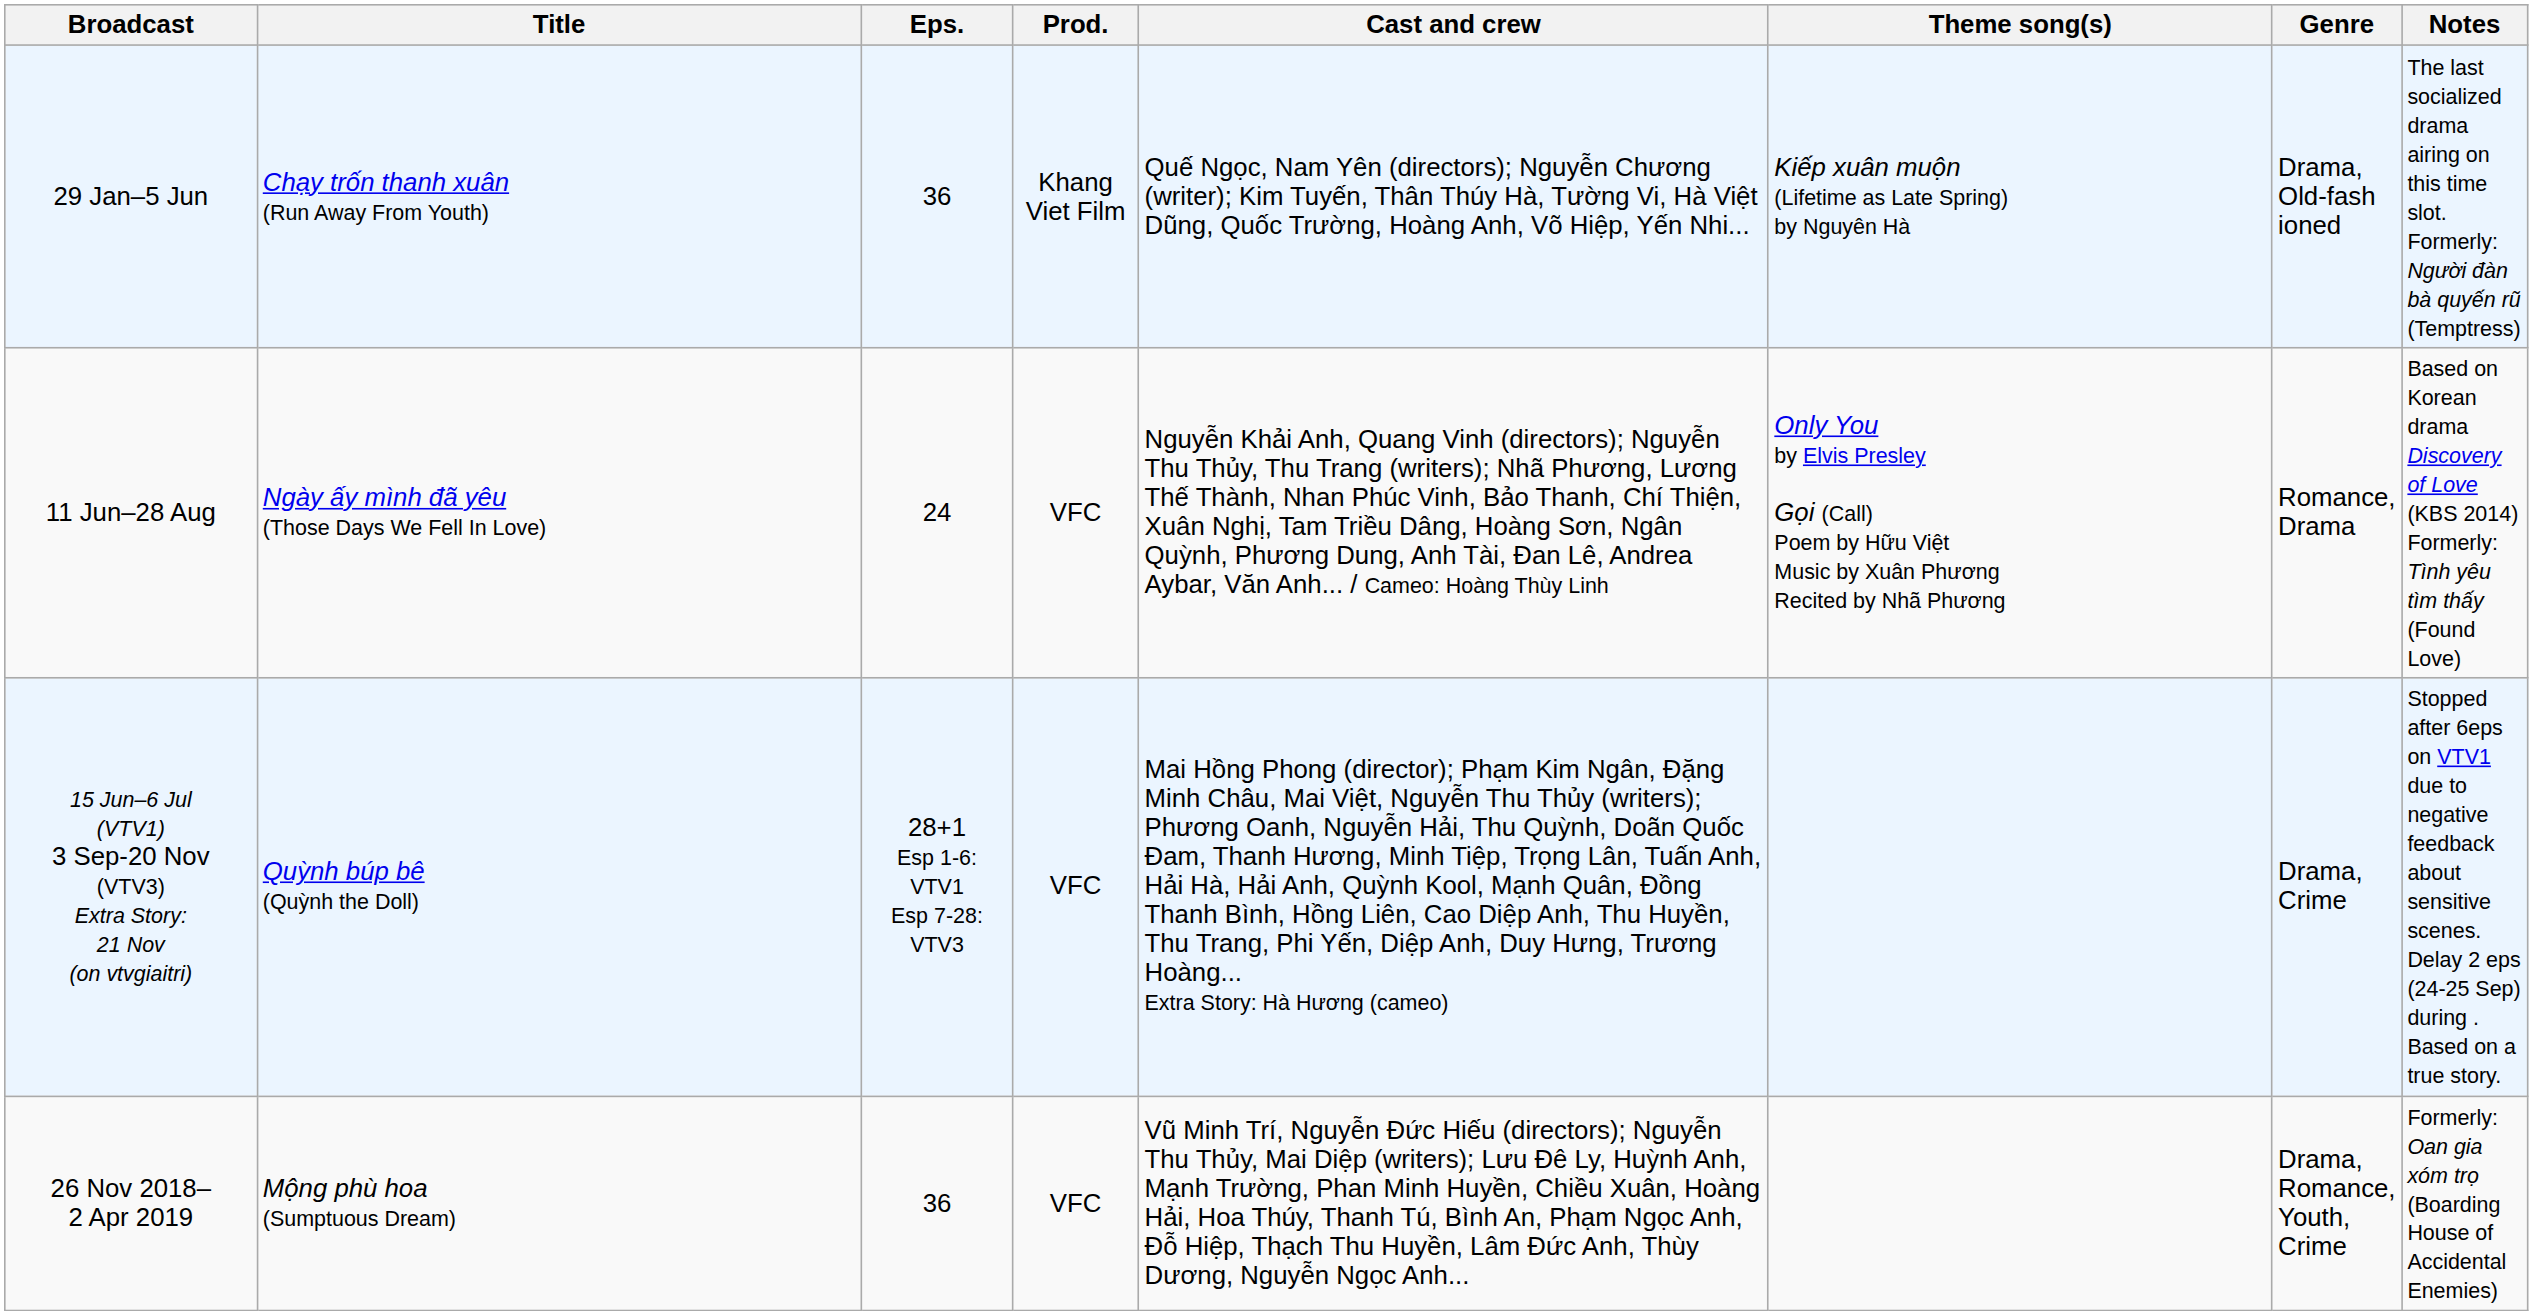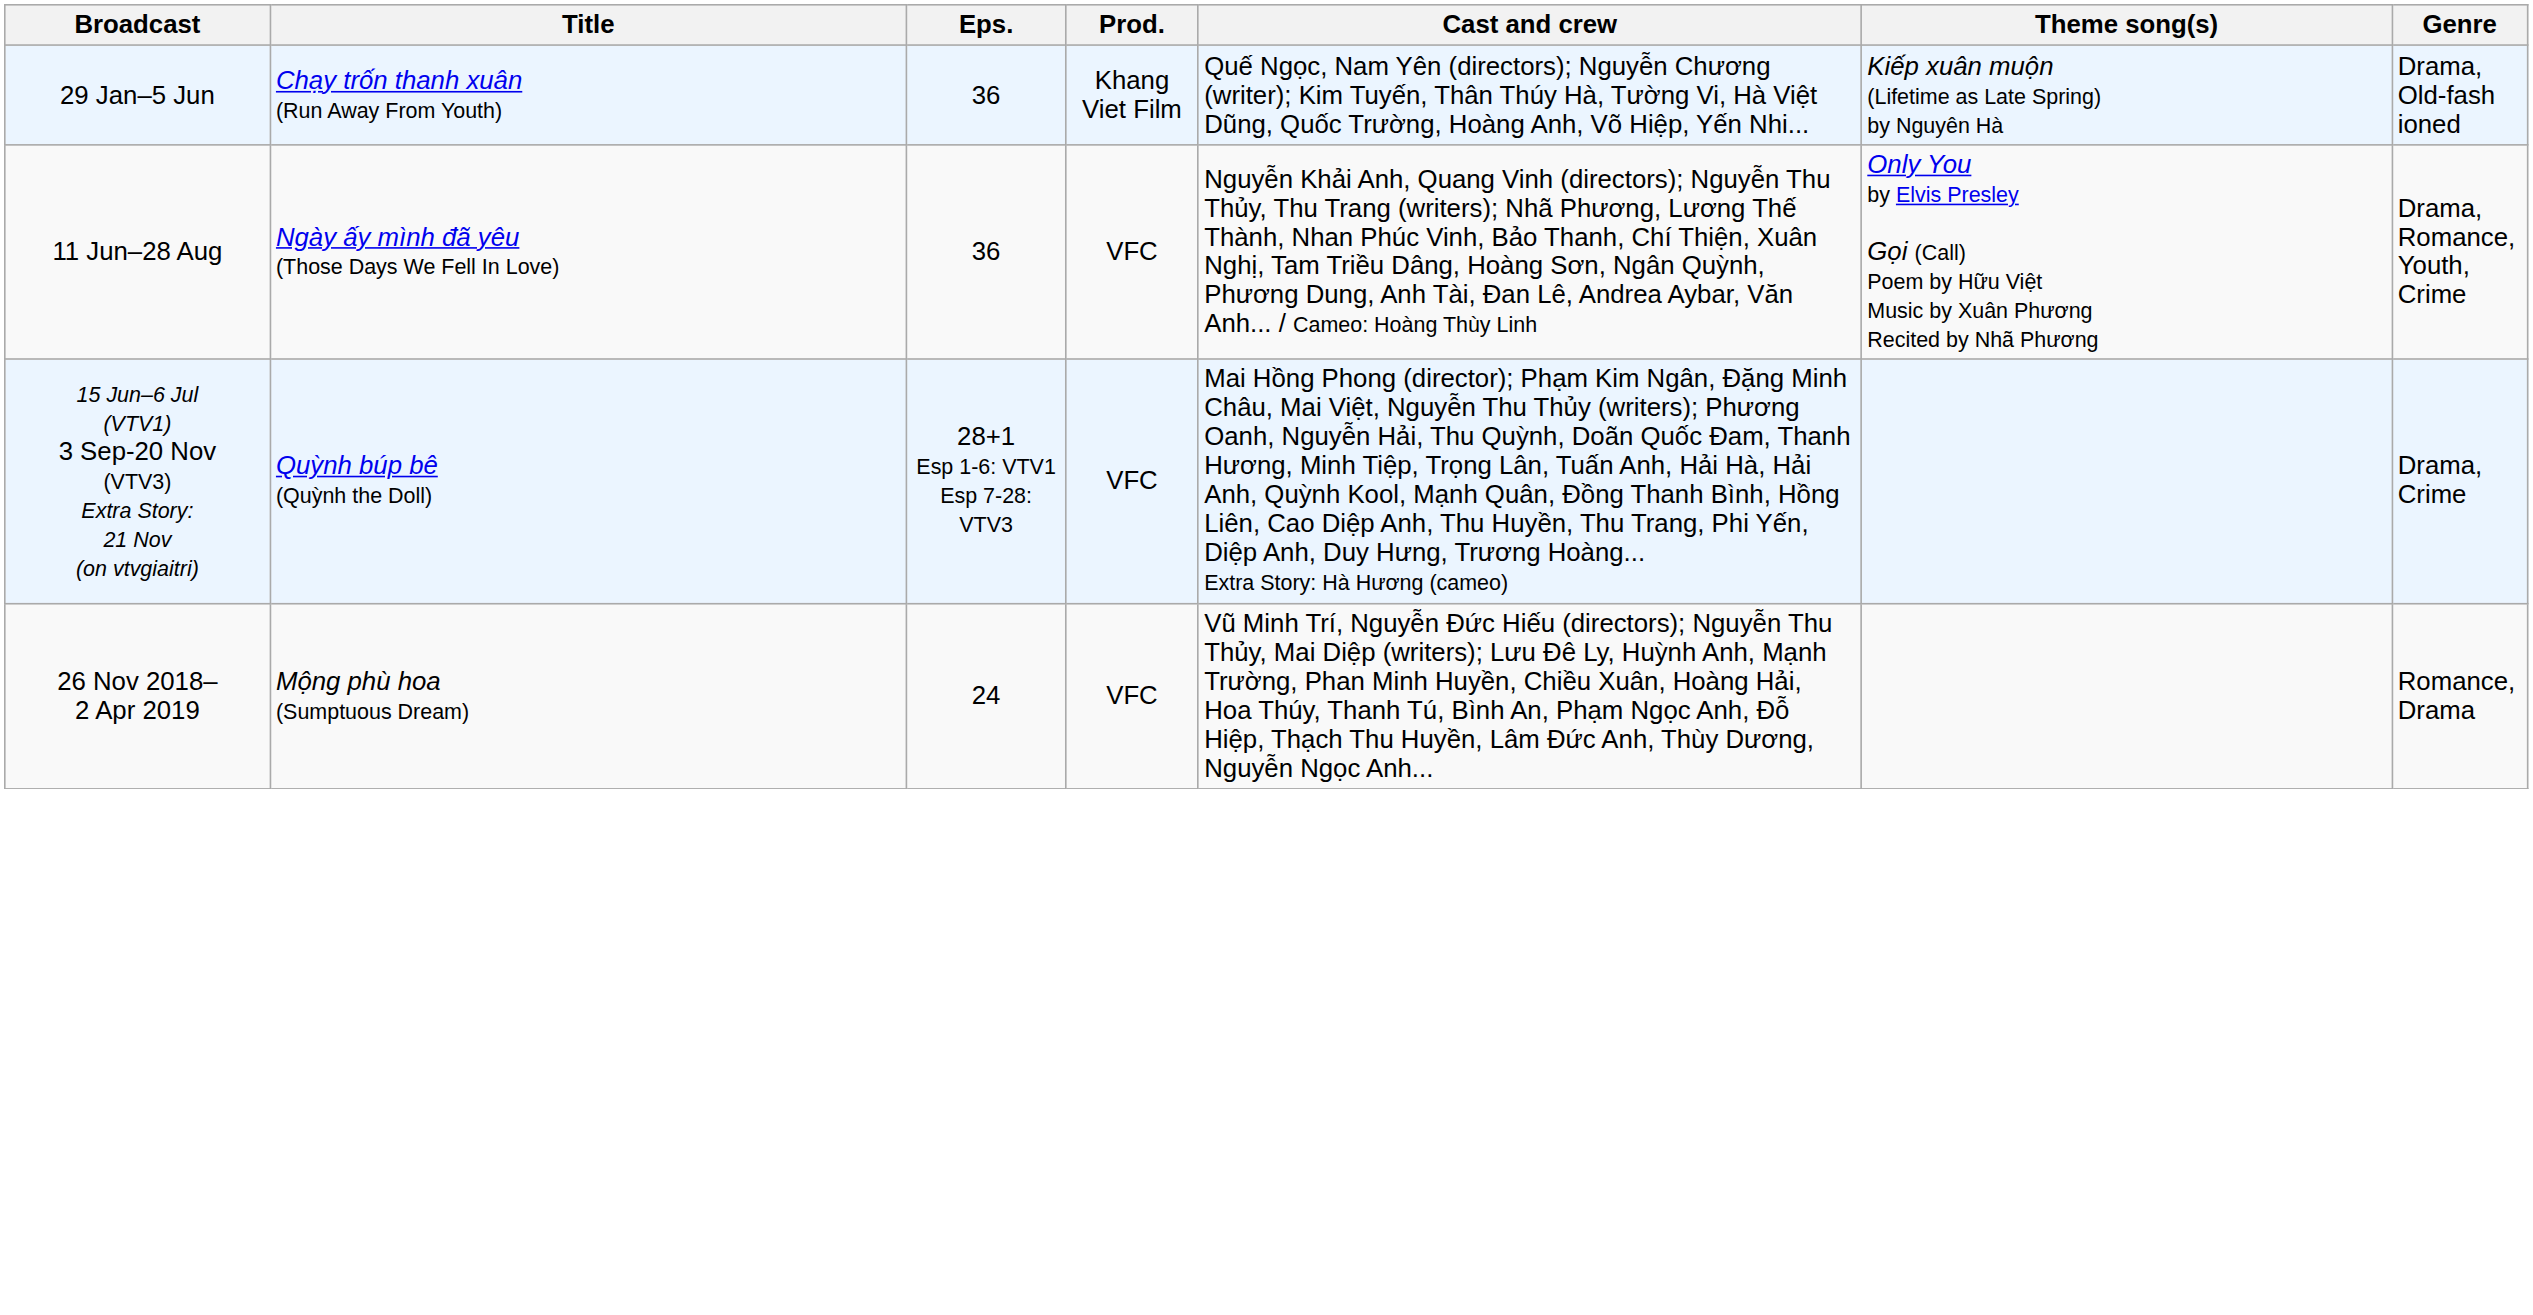- column: (2465, 24)
(937, 512) 24 -> (986, 251) 36
(2337, 512) Romance, Drama -> (2456, 251) Drama, Romance, Youth, Crime
(937, 1202) 36 -> (986, 695) 24
(2337, 1202) Drama, Romance, Youth, Crime -> (2456, 695) Romance, Drama
